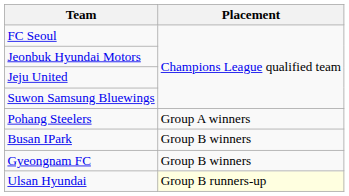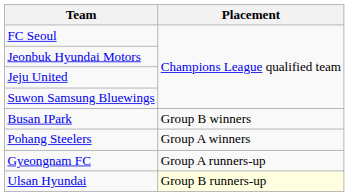rows swapped: (50, 118) <-> (40, 139)
(206, 160) Group B winners -> (213, 160) Group A runners-up
